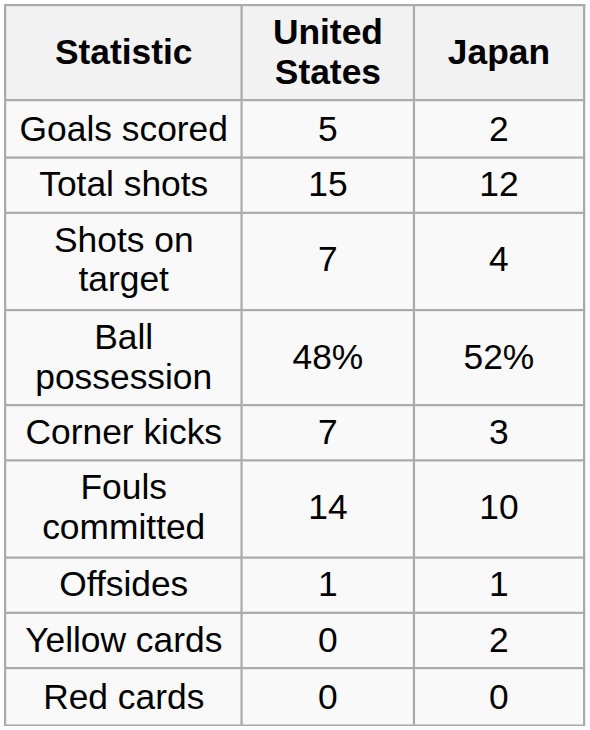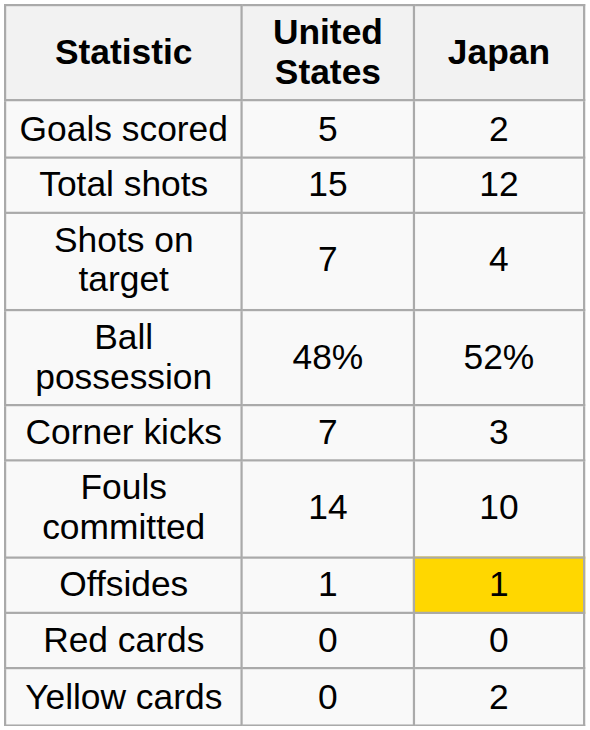(499, 584) no background -> (499, 584) gold background
rows swapped: (124, 640) <-> (124, 696)
